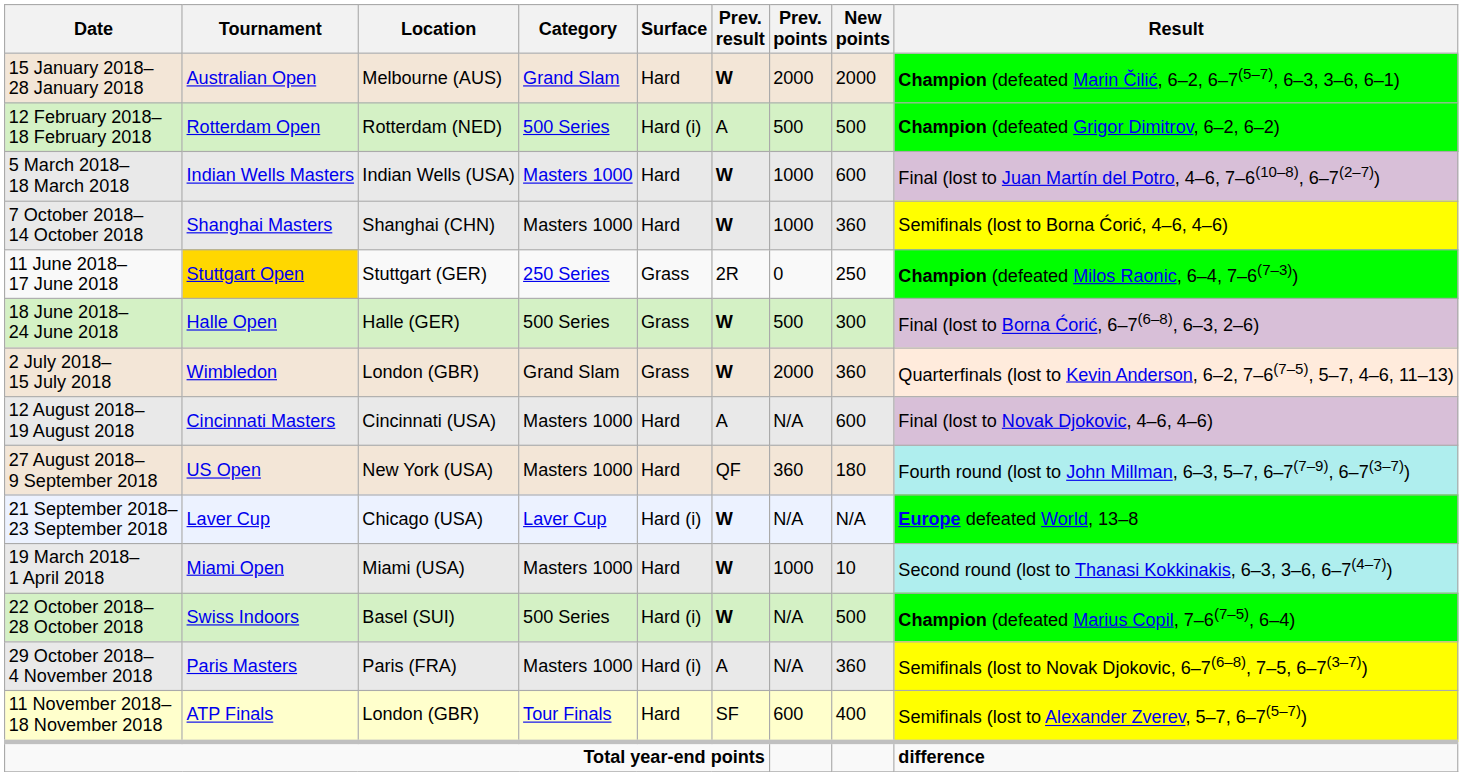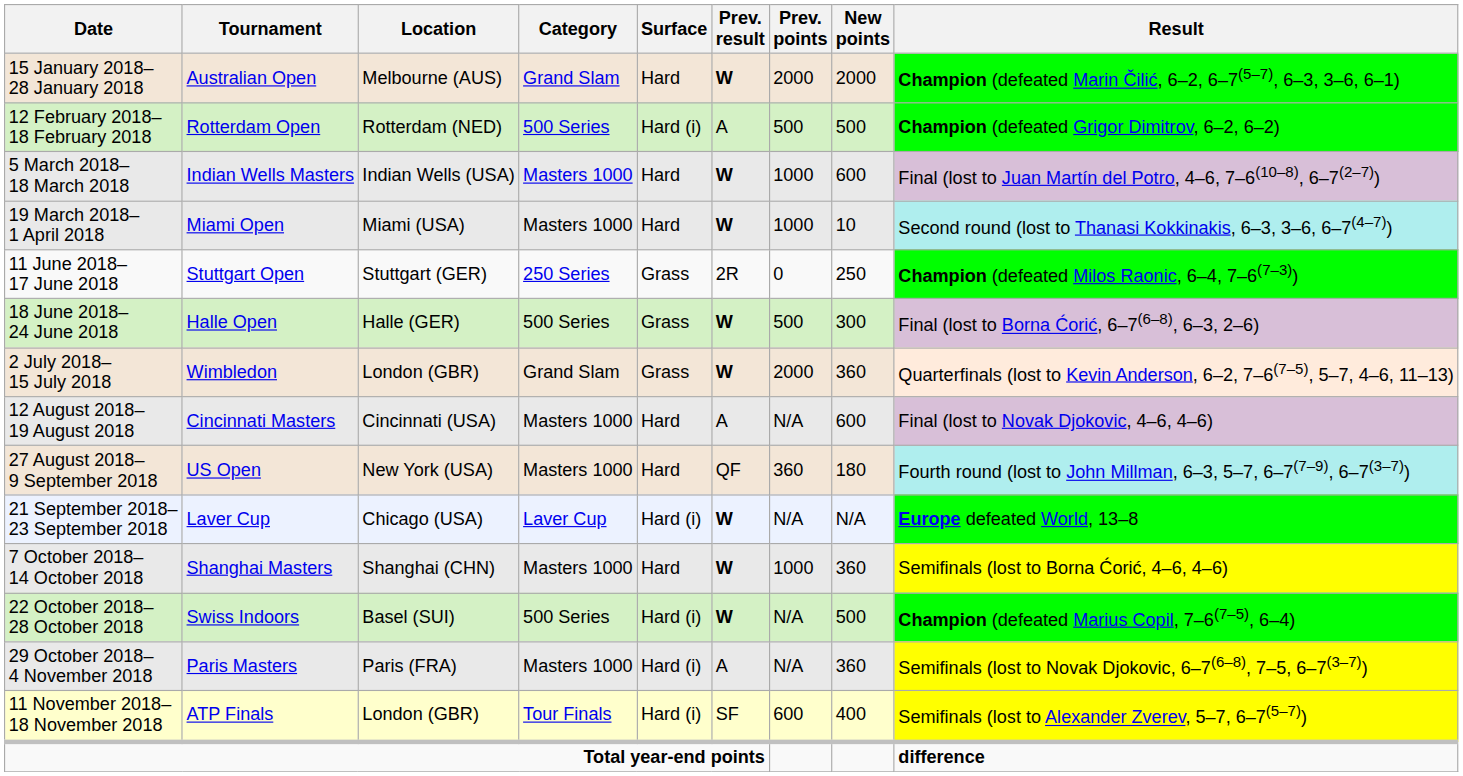rows swapped: (74, 568) <-> (76, 225)
(245, 274) gold background -> (245, 274) no background
(661, 715) Hard -> (671, 715) Hard (i)
